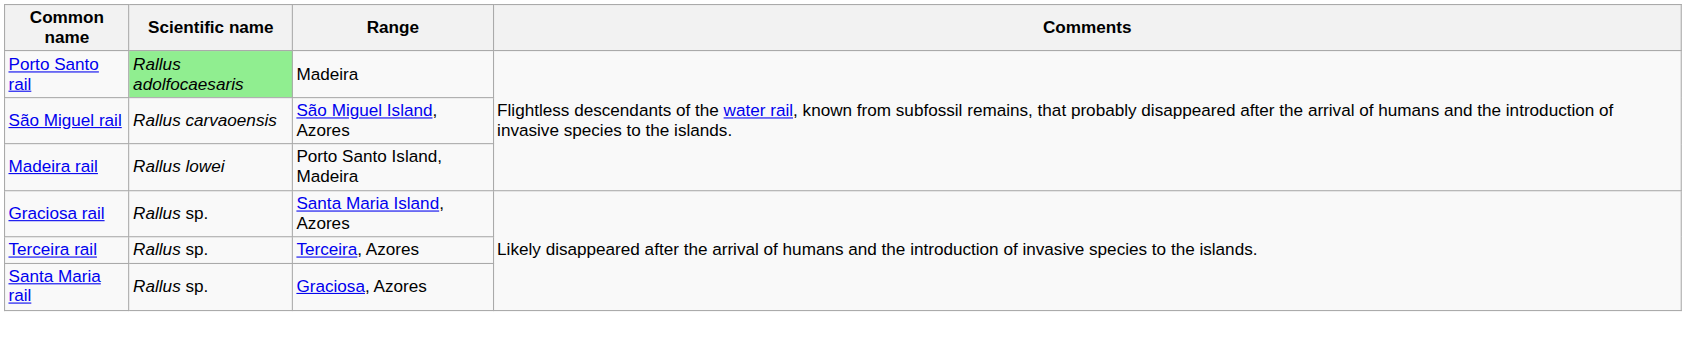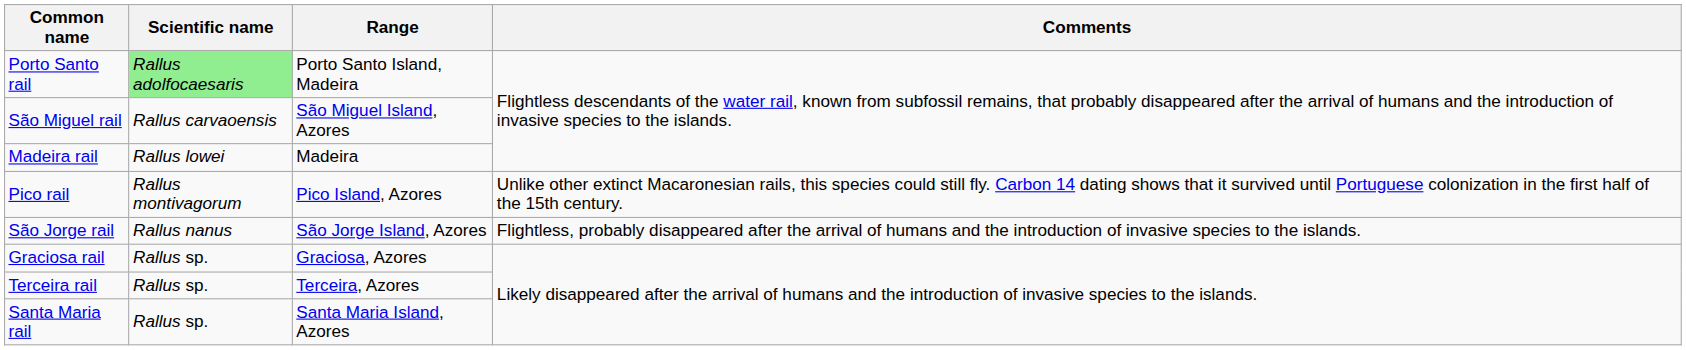(327, 74) Madeira -> (369, 74) Porto Santo Island, Madeira
(369, 166) Porto Santo Island, Madeira -> (327, 157) Madeira
+ row: (39, 194)
+ row: (61, 230)
(370, 213) Santa Maria Island, Azores -> (361, 258) Graciosa, Azores
(362, 286) Graciosa, Azores -> (370, 321) Santa Maria Island, Azores
